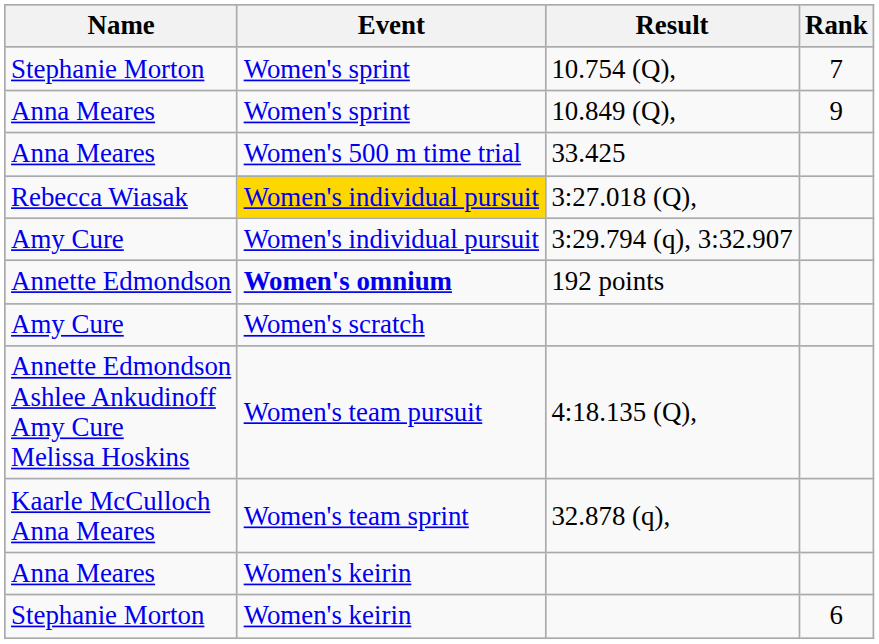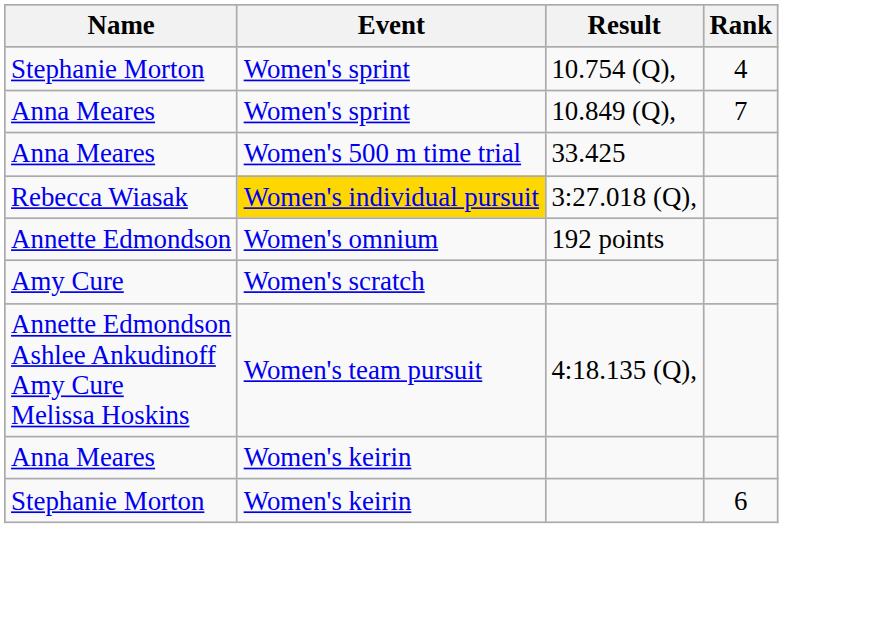(836, 68) 7 -> (741, 68) 4
(836, 111) 9 -> (741, 111) 7
- row: (67, 238)
(348, 281) bold -> (341, 238) normal
- row: (111, 515)
